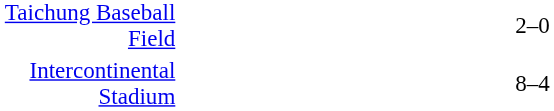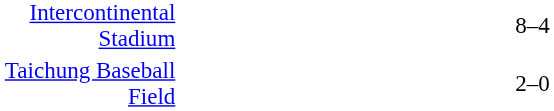rows swapped: (90, 25) <-> (102, 83)
